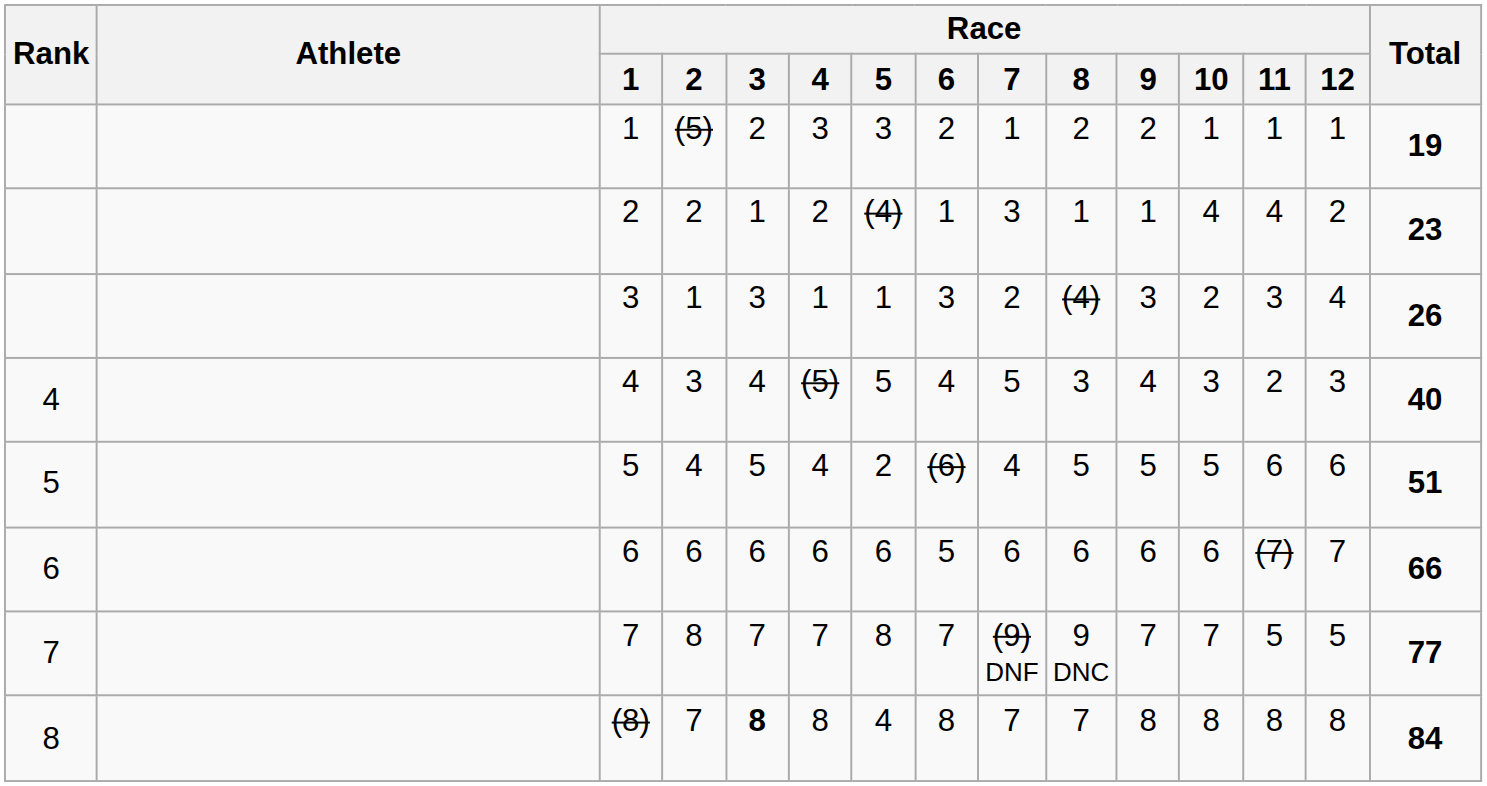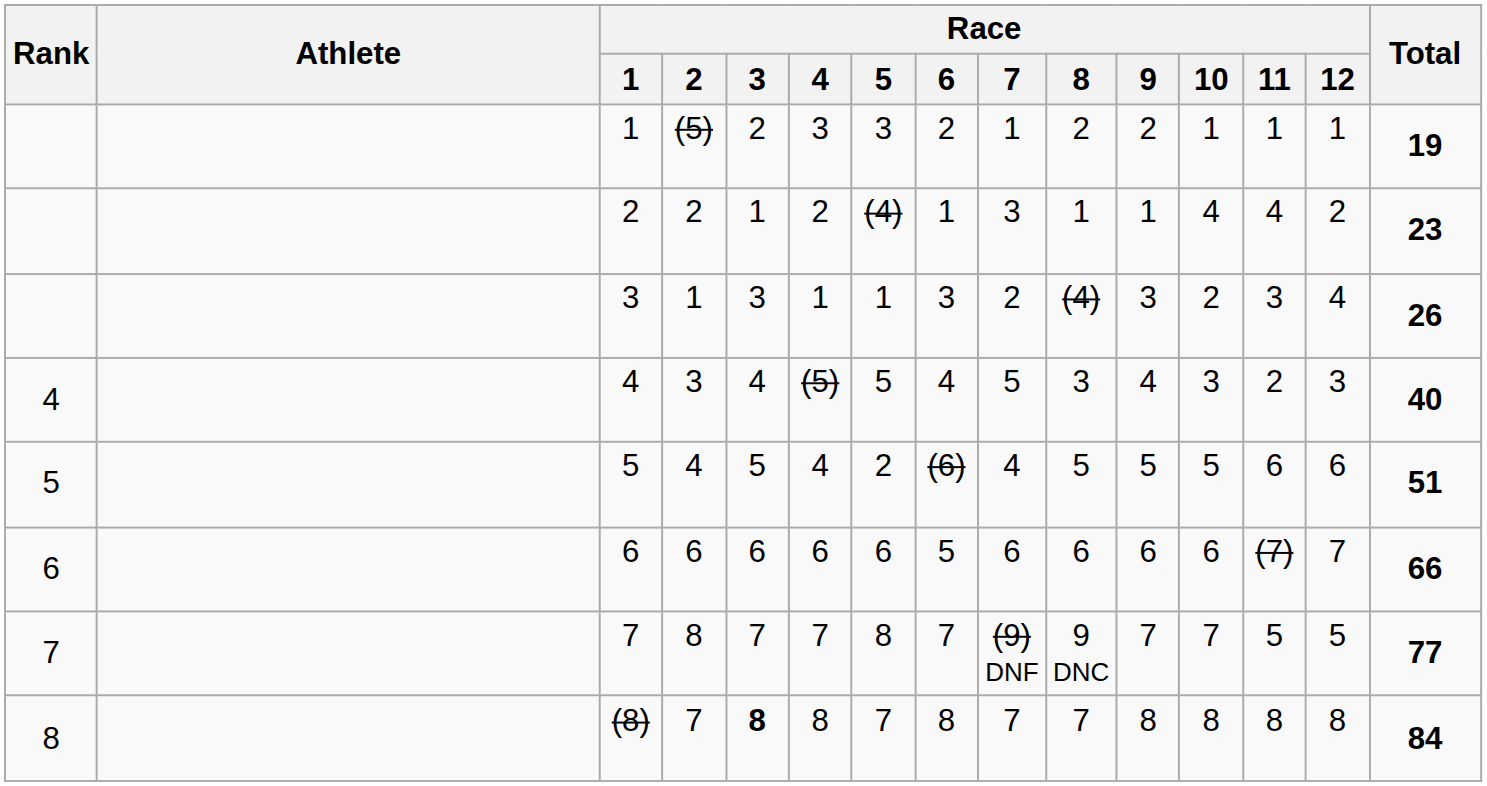(883, 737) 4 -> (883, 737) 7
